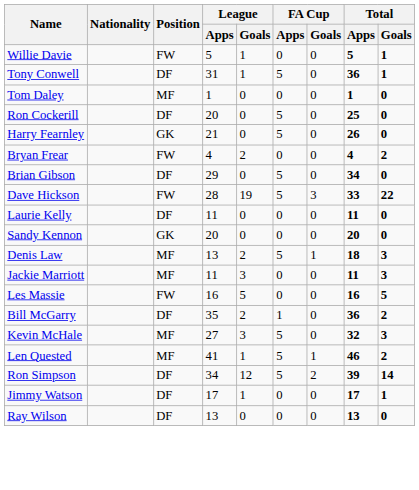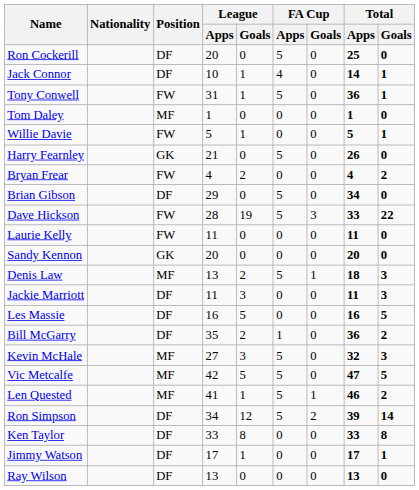rows swapped: (43, 114) <-> (40, 54)
+ row: (39, 74)
(164, 74) DF -> (166, 94) FW
(164, 214) DF -> (166, 235) FW
(165, 275) MF -> (164, 295) DF
(166, 295) FW -> (164, 315) DF
+ row: (40, 375)
+ row: (36, 435)
